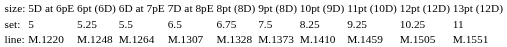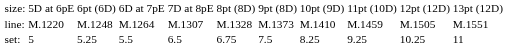rows swapped: (12, 24) <-> (15, 39)
